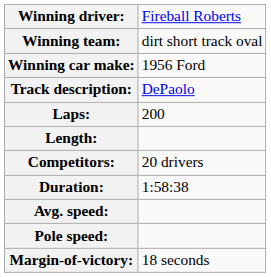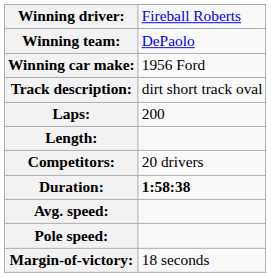(202, 41) dirt short track oval -> (168, 41) DePaolo
(168, 89) DePaolo -> (202, 89) dirt short track oval
(165, 187) normal -> (166, 187) bold
